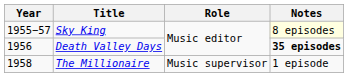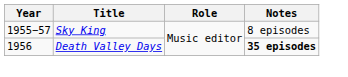(304, 30) lightyellow background -> (278, 30) no background
- row: (103, 64)
